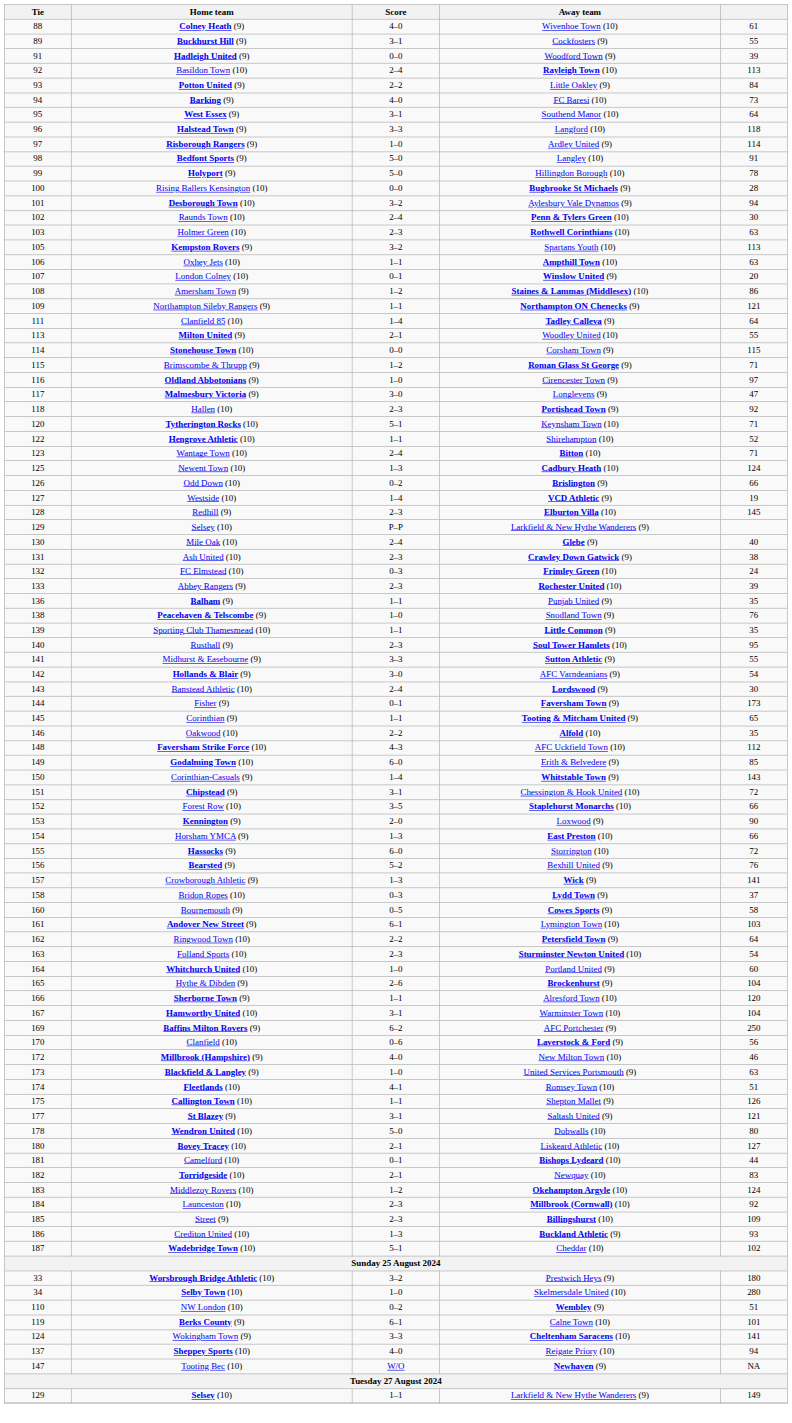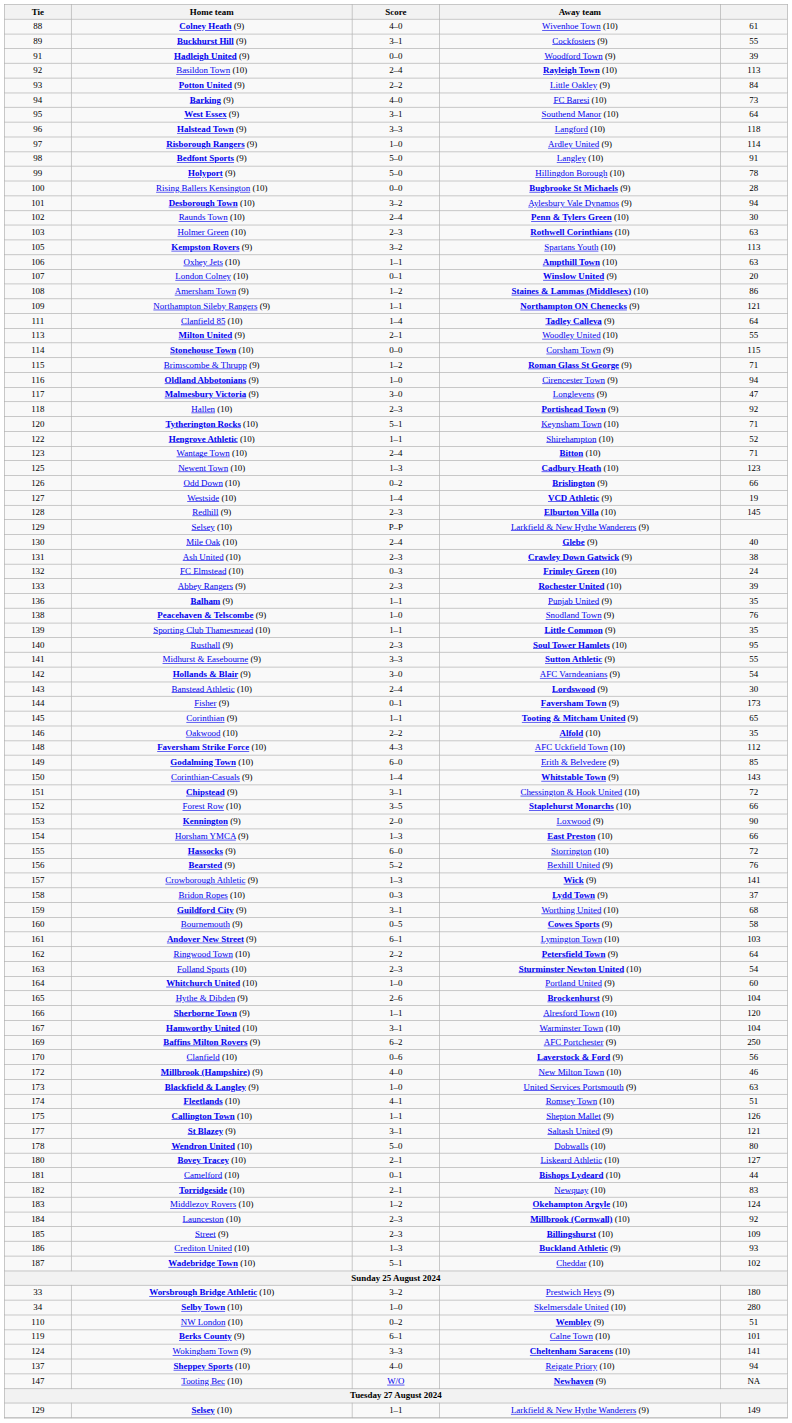(754, 380) 97 -> (754, 380) 94
(754, 468) 124 -> (754, 468) 123
+ row: (212, 910)
